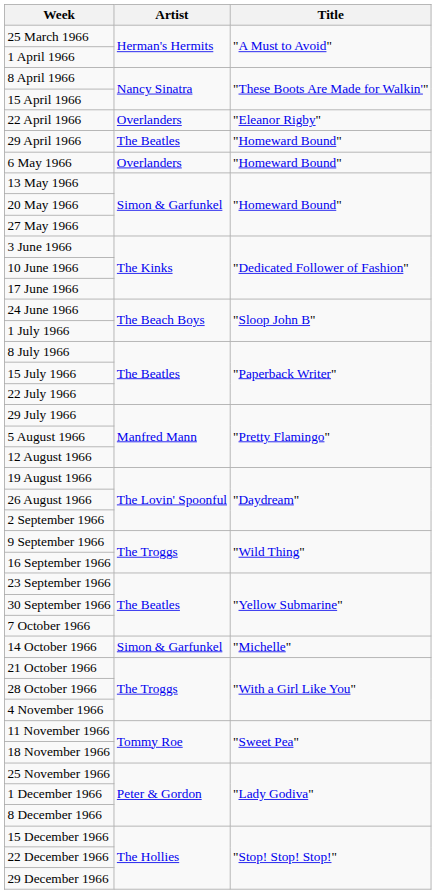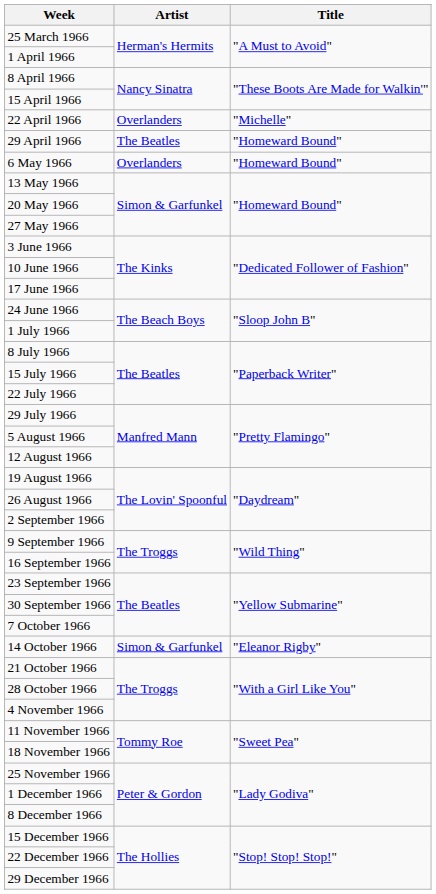(277, 120) "Eleanor Rigby" -> (262, 120) "Michelle"
(262, 646) "Michelle" -> (277, 646) "Eleanor Rigby"
